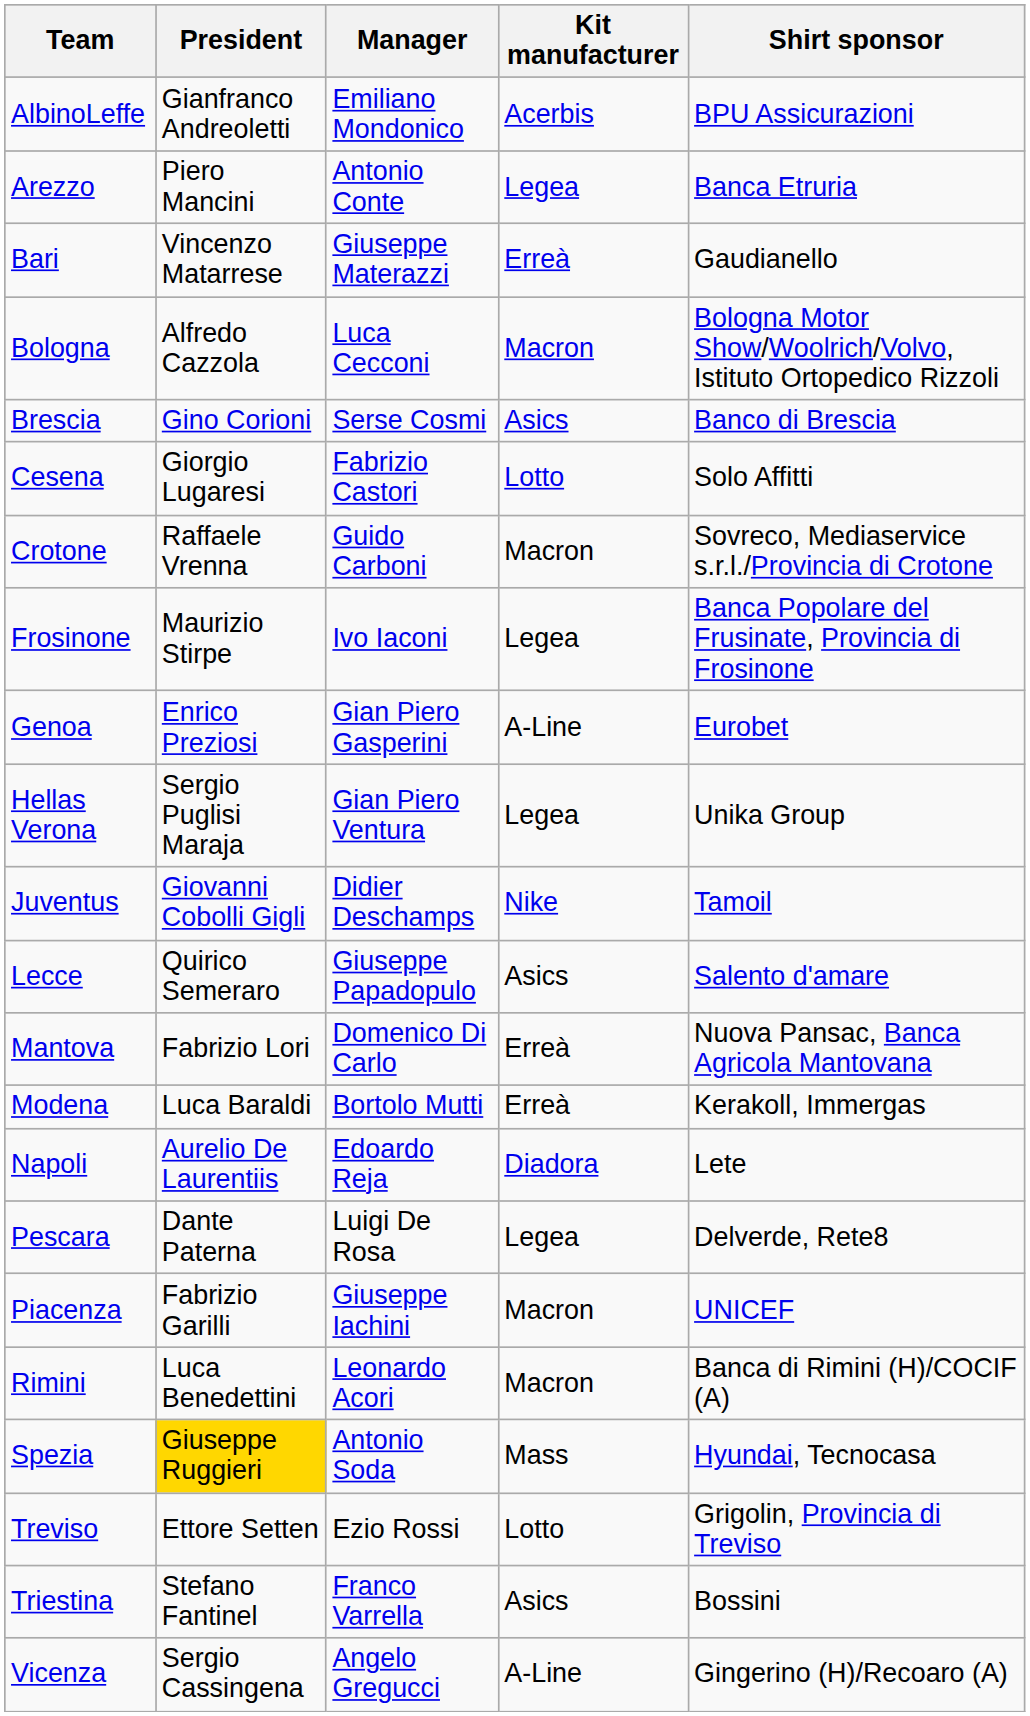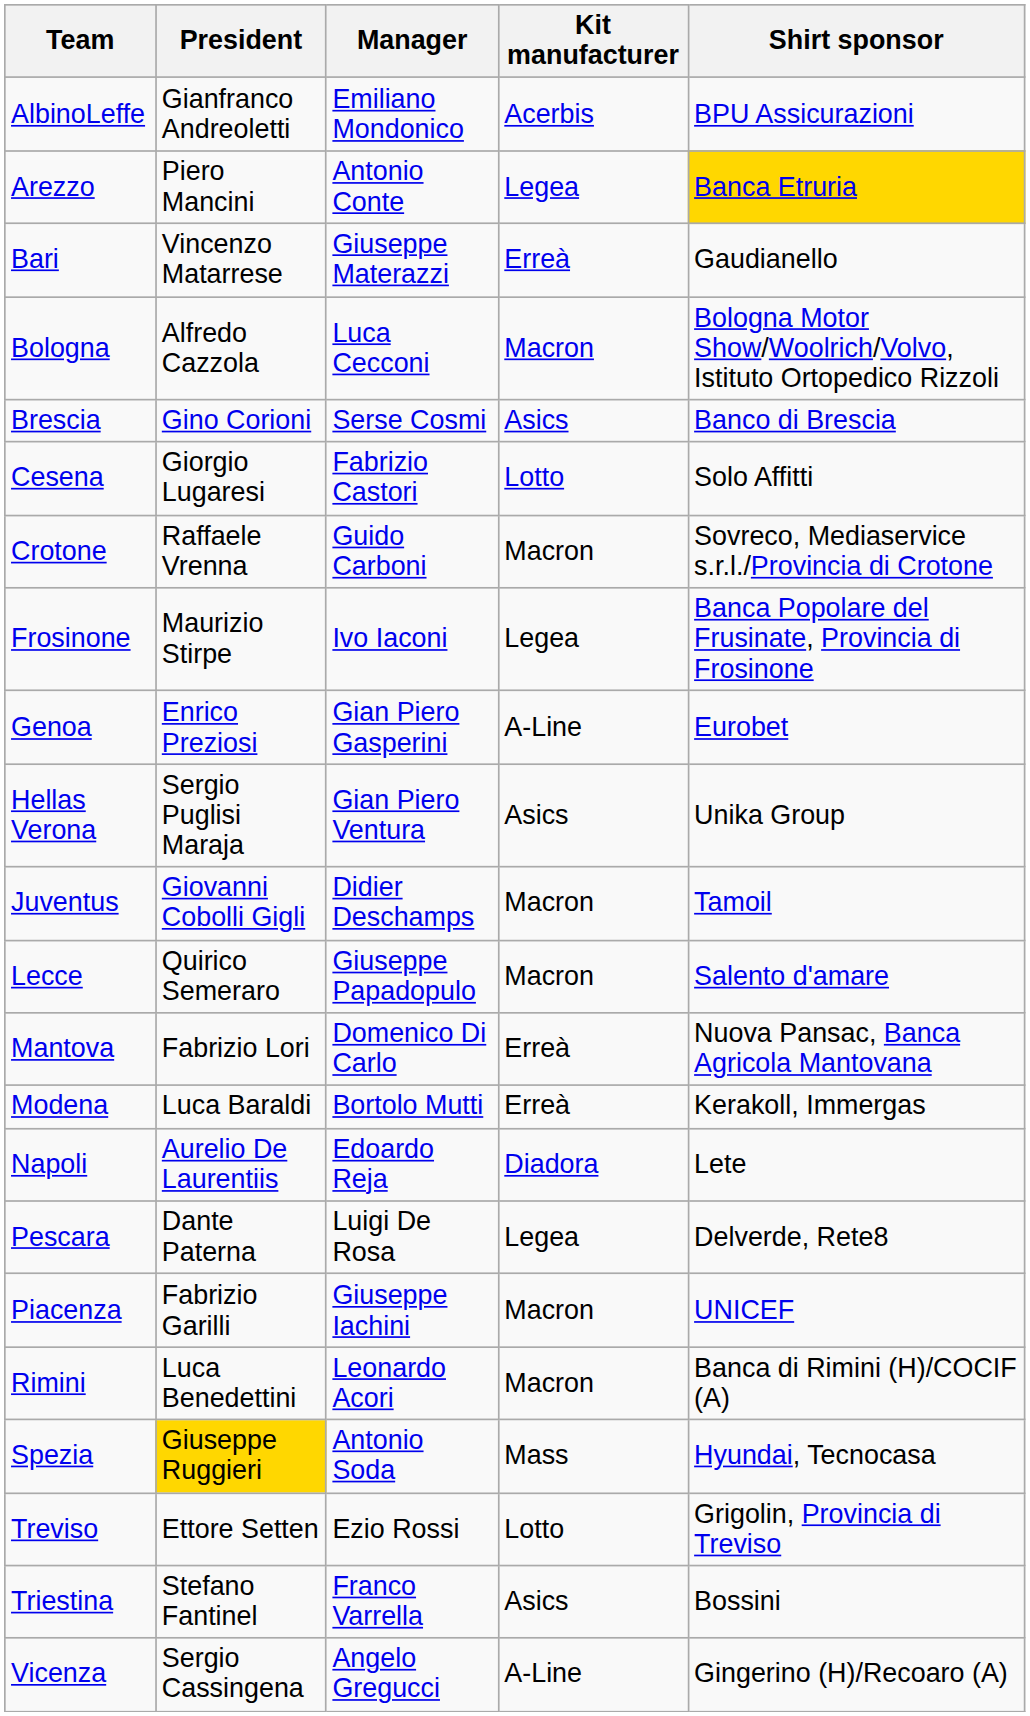(776, 186) no background -> (776, 186) gold background
(542, 814) Legea -> (536, 814) Asics
(531, 902) Nike -> (549, 902) Macron
(536, 975) Asics -> (549, 975) Macron
